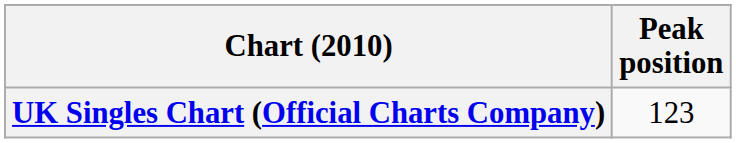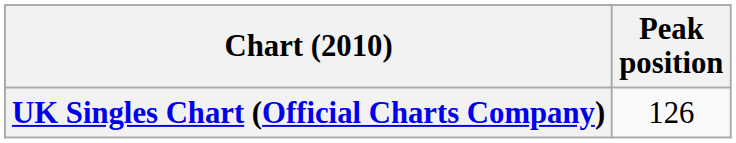(671, 112) 123 -> (671, 112) 126
